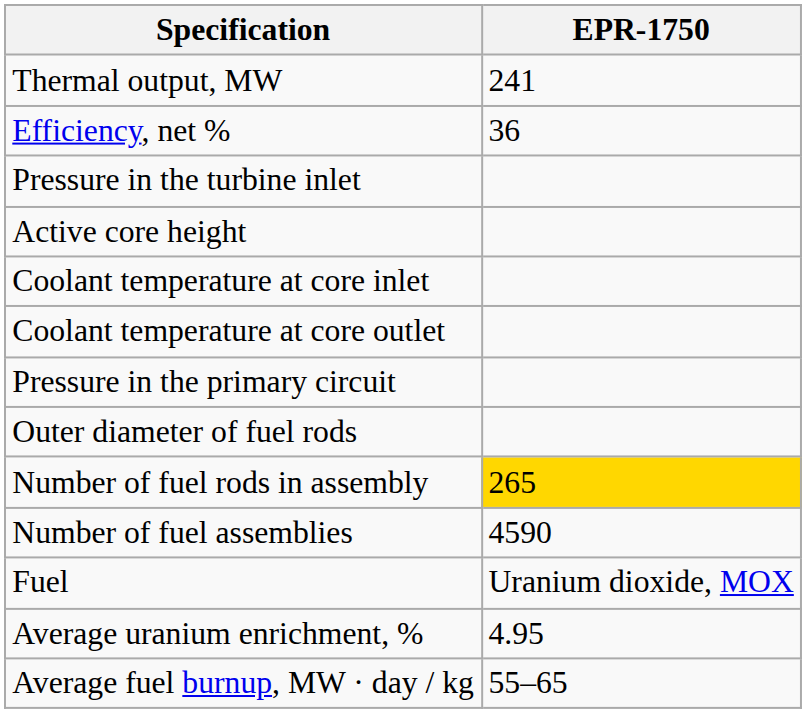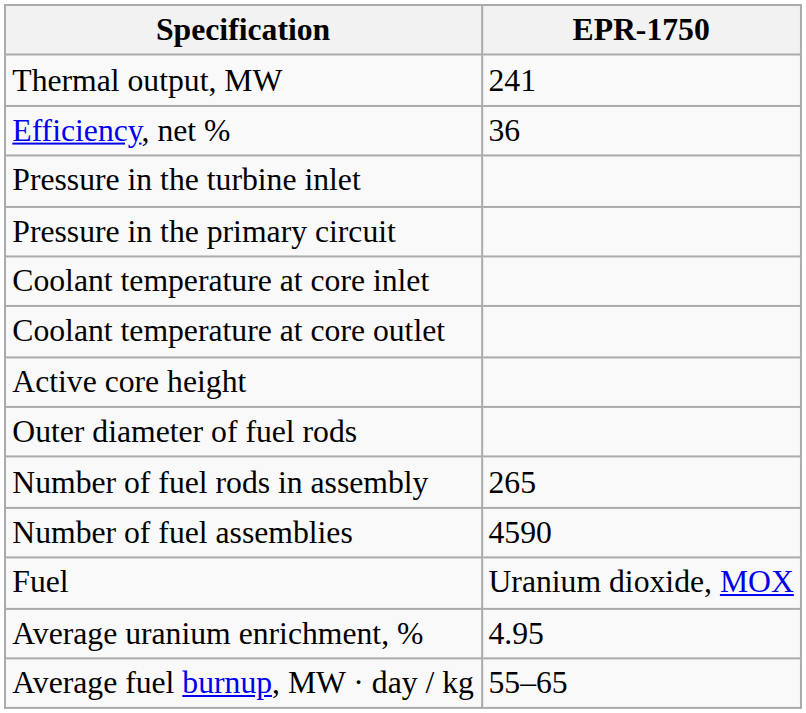rows swapped: (204, 381) <-> (129, 230)
(512, 481) gold background -> (512, 481) no background
